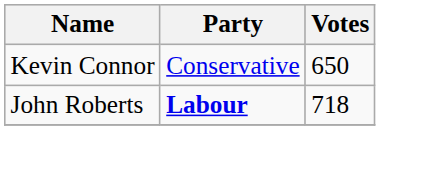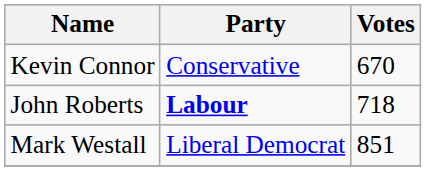(330, 64) 650 -> (376, 64) 670
+ row: (79, 144)
